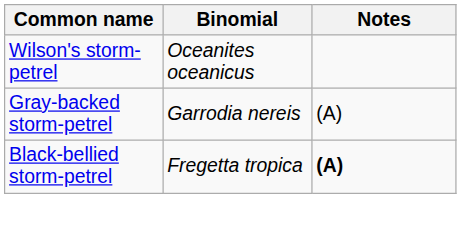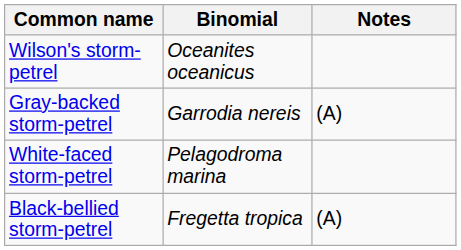+ row: (61, 166)
(330, 166) bold -> (329, 218) normal
